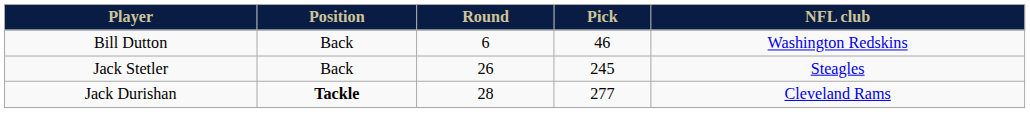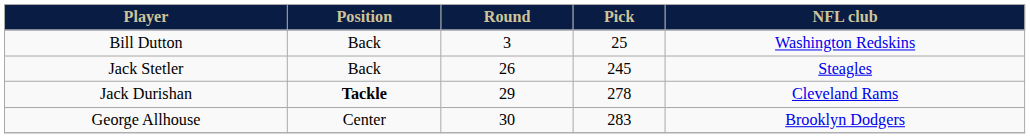(486, 42) 6 -> (507, 42) 3
(602, 42) 46 -> (619, 42) 25
(486, 94) 28 -> (507, 94) 29
(602, 94) 277 -> (619, 94) 278
+ row: (146, 119)
